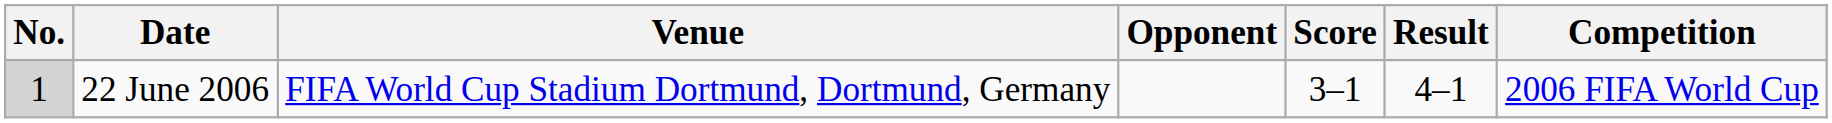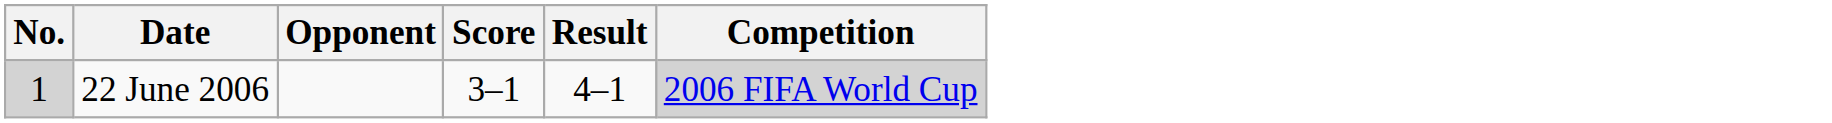- column: (698, 32)
(1662, 88) no background -> (821, 88) lightgrey background
